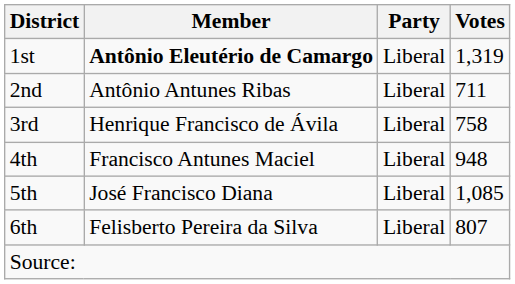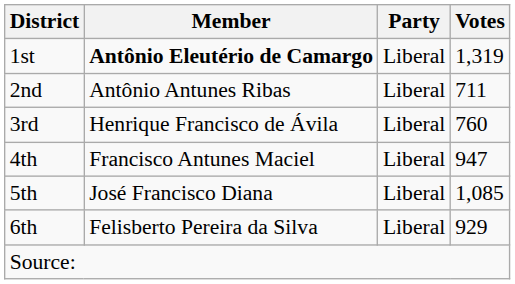(471, 124) 758 -> (471, 124) 760
(471, 158) 948 -> (471, 158) 947
(471, 227) 807 -> (471, 227) 929
